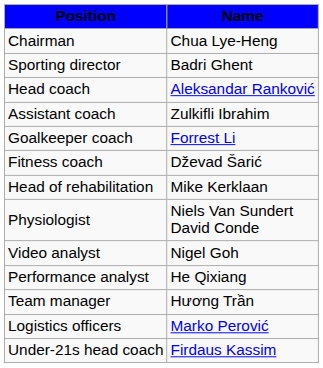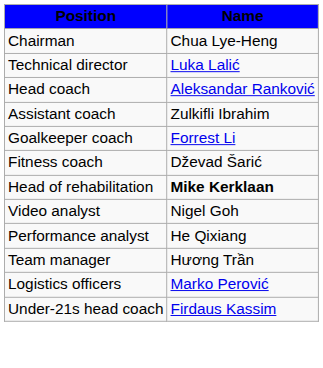- row: (64, 65)
+ row: (68, 65)
(219, 187) normal -> (222, 187) bold
- row: (49, 220)
